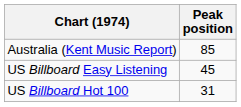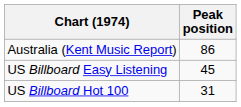(208, 49) 85 -> (208, 49) 86
